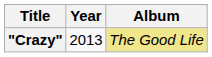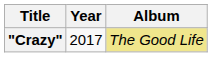(86, 39) 2013 -> (86, 39) 2017
